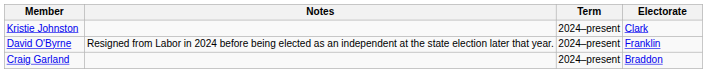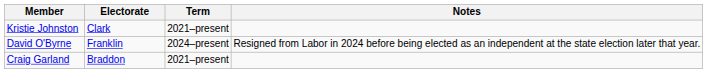columns swapped: (662, 12) <-> (320, 12)
(589, 28) 2024–present -> (198, 28) 2021–present
(589, 60) 2024–present -> (198, 60) 2021–present
